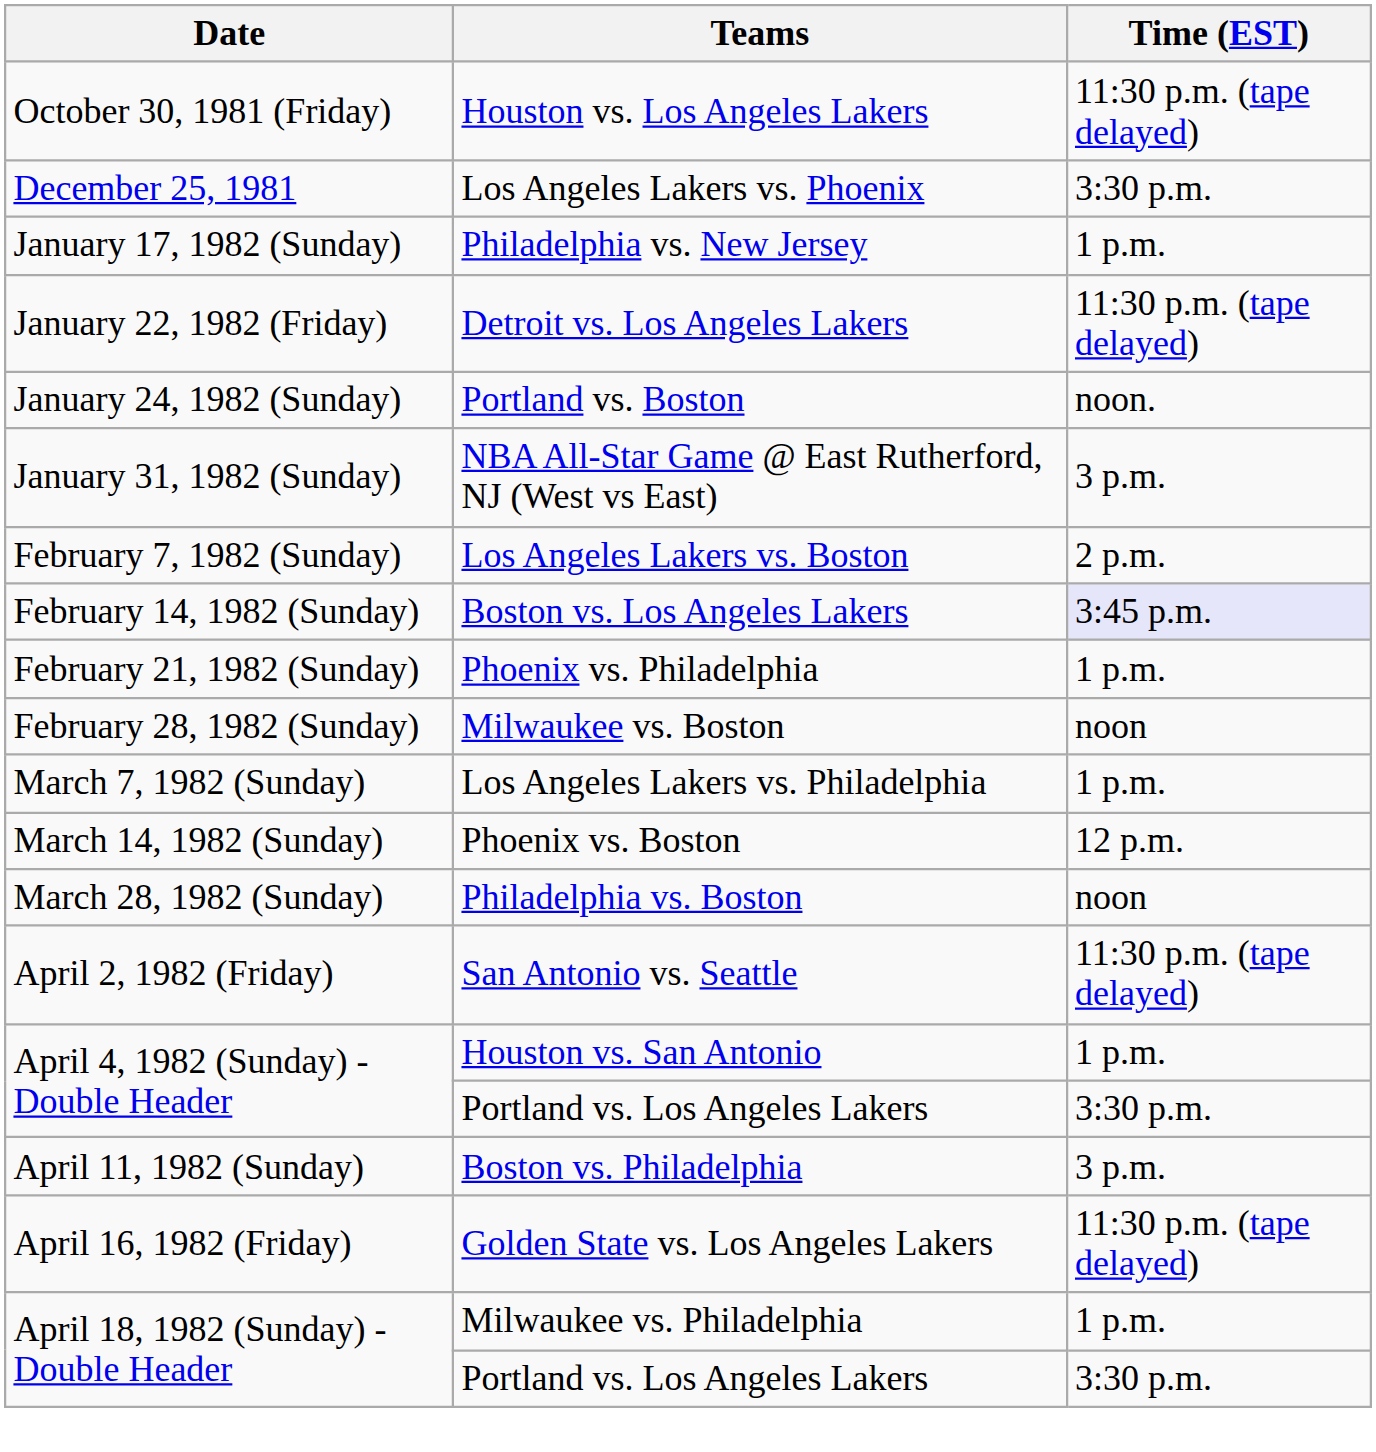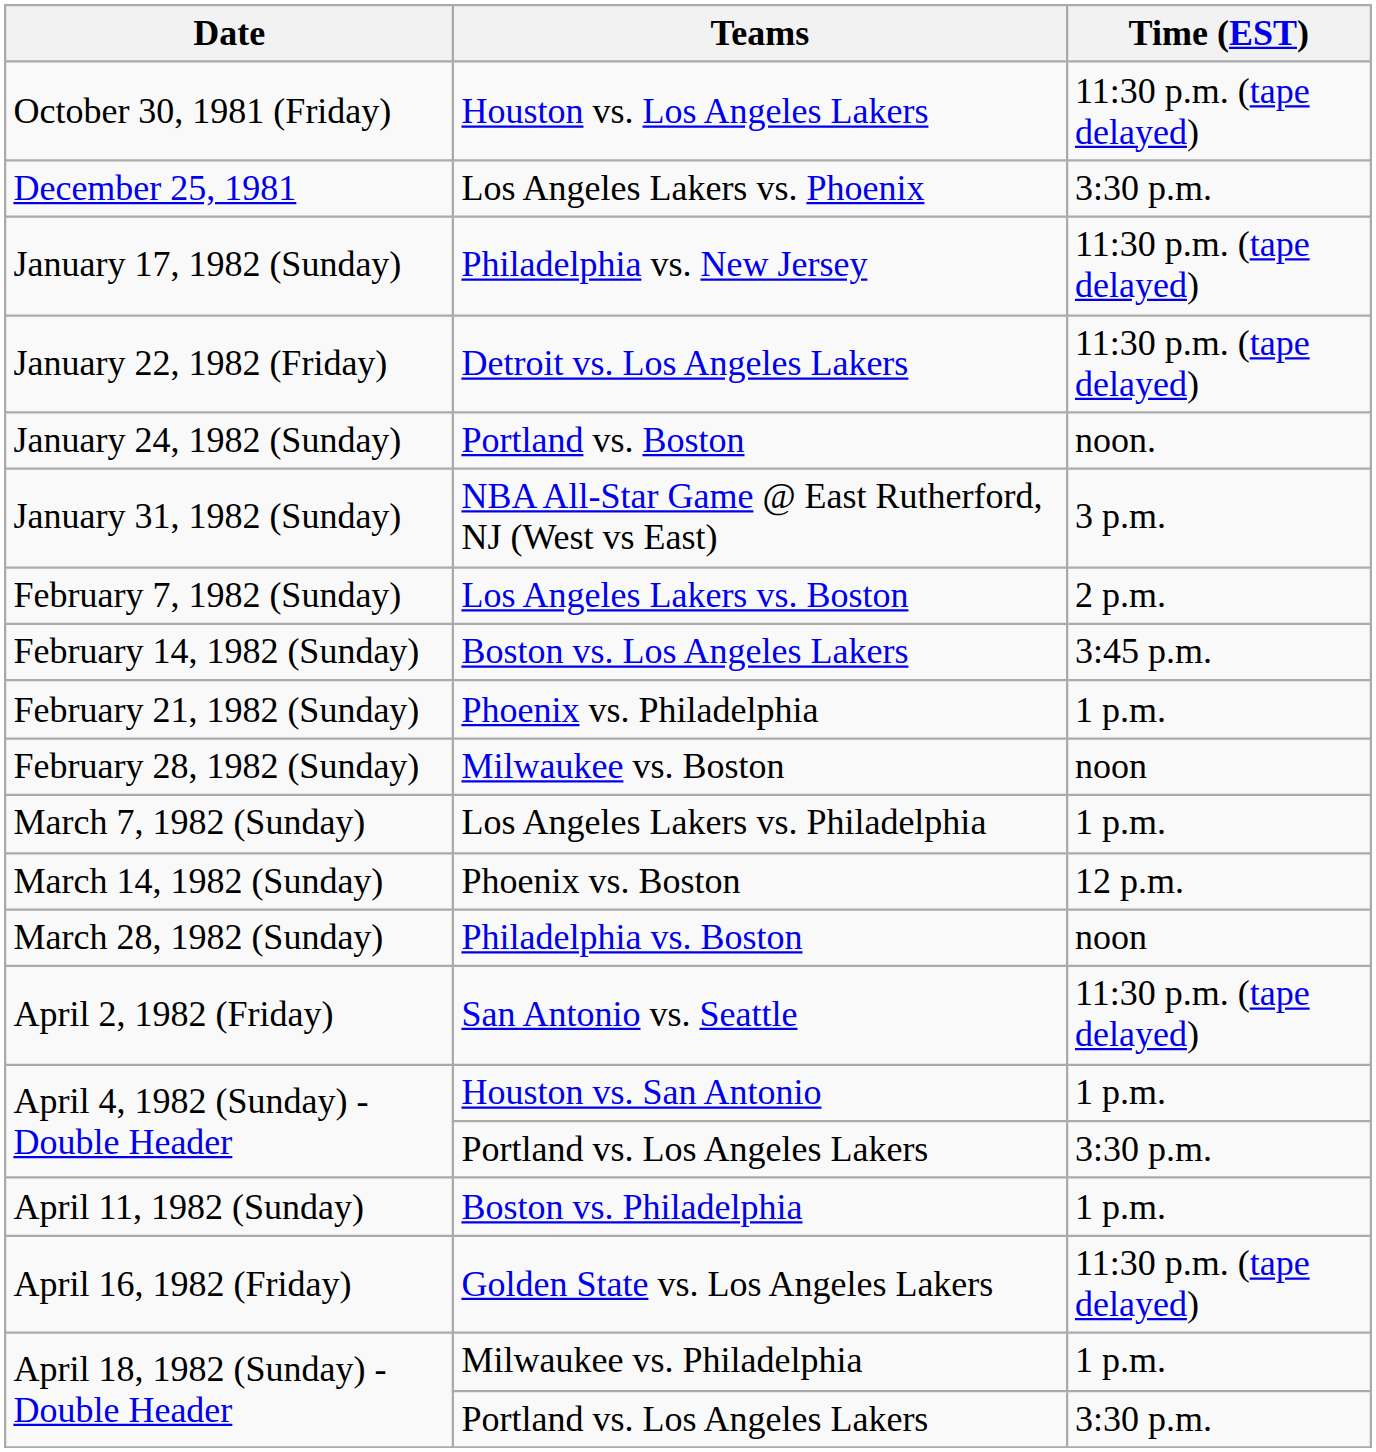(1121, 244) 1 p.m. -> (1192, 265) 11:30 p.m. (tape delayed)
(1144, 611) lavender background -> (1144, 651) no background
(1121, 1165) 3 p.m. -> (1121, 1206) 1 p.m.
